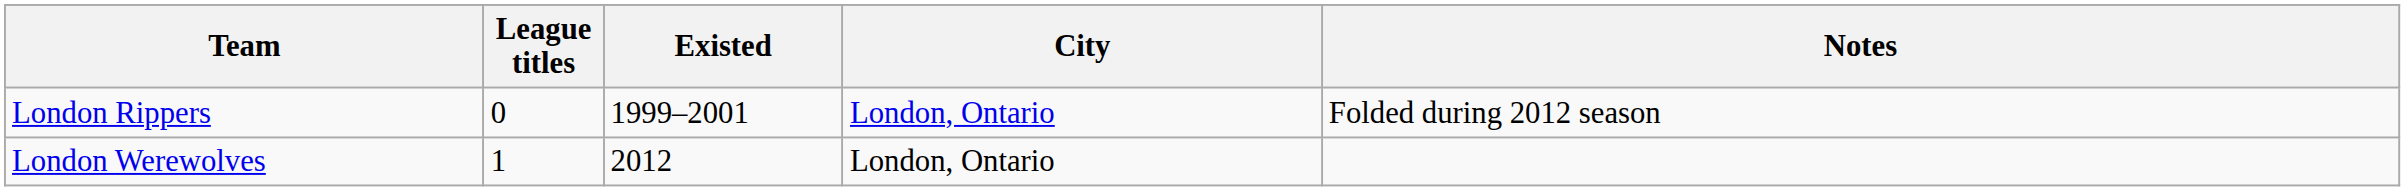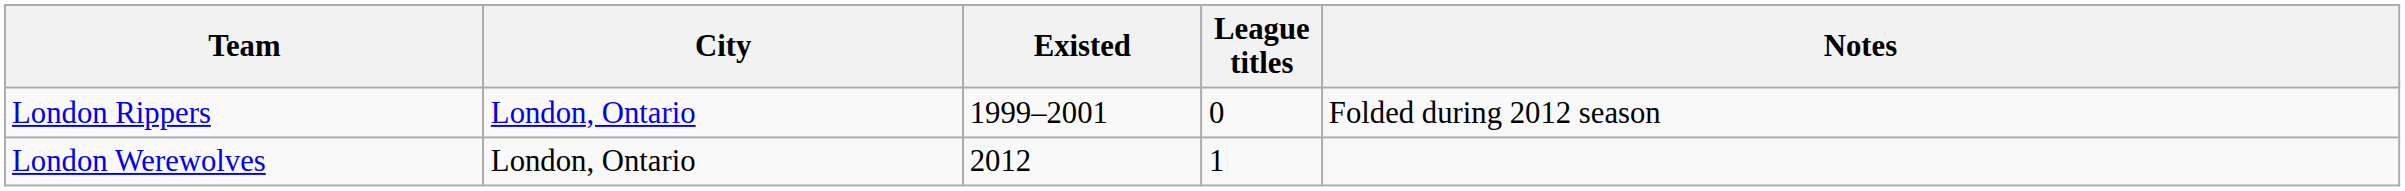columns swapped: (1082, 46) <-> (544, 46)
